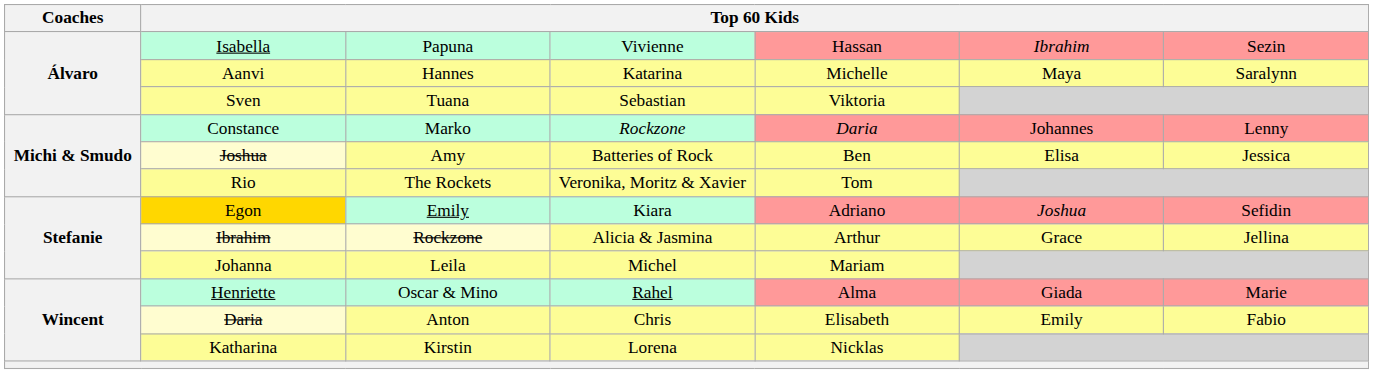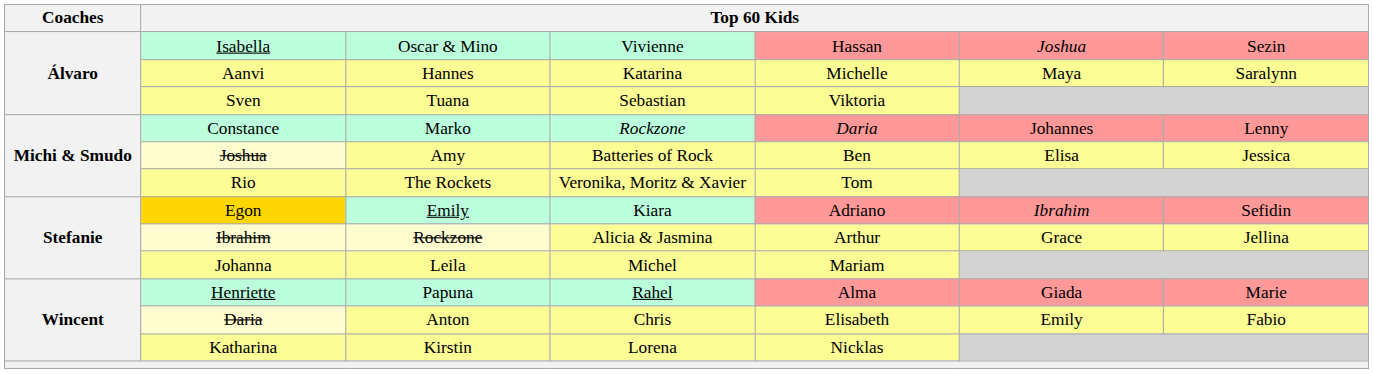(448, 45) Papuna -> (448, 45) Oscar & Mino
(1062, 45) Ibrahim -> (1062, 45) Joshua
(1062, 210) Joshua -> (1062, 210) Ibrahim
(448, 292) Oscar & Mino -> (448, 292) Papuna
